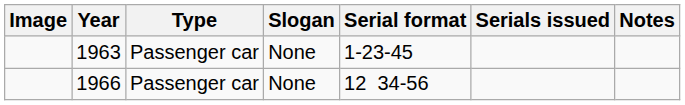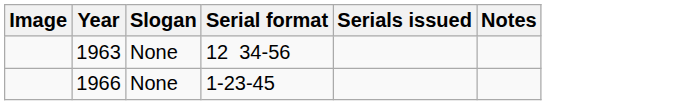- column: (194, 20)
(379, 52) 1-23-45 -> (248, 52) 12 34-56
(386, 83) 12 34-56 -> (240, 83) 1-23-45
